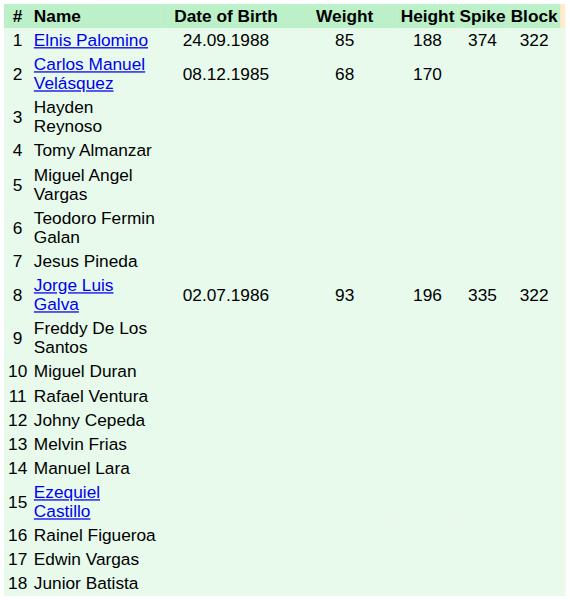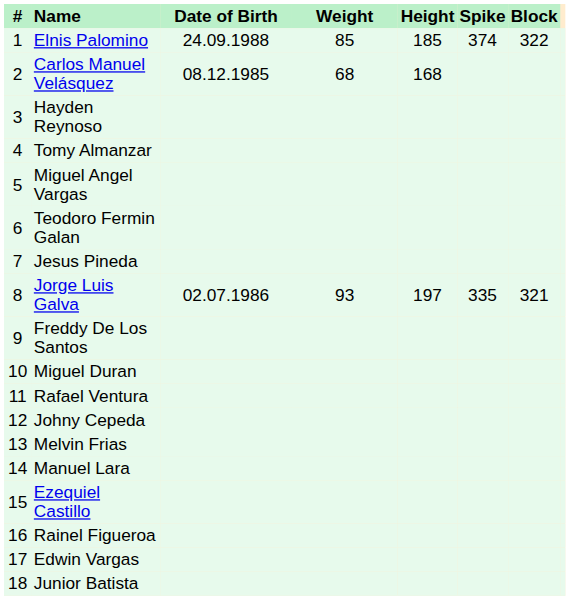(428, 40) 188 -> (428, 40) 185
(428, 74) 170 -> (428, 74) 168
(428, 295) 196 -> (428, 295) 197
(534, 295) 322 -> (534, 295) 321
